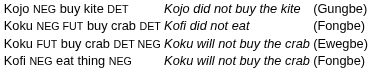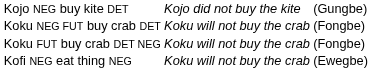(207, 26) Kofi did not eat -> (237, 26) Koku will not buy the crab
(341, 43) (Ewegbe) -> (339, 43) (Fongbe)
(339, 61) (Fongbe) -> (341, 61) (Ewegbe)
